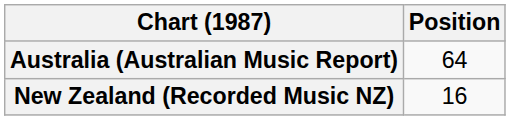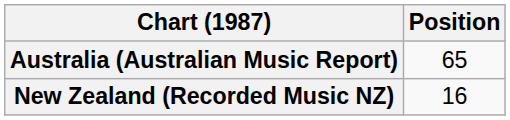(455, 59) 64 -> (455, 59) 65
